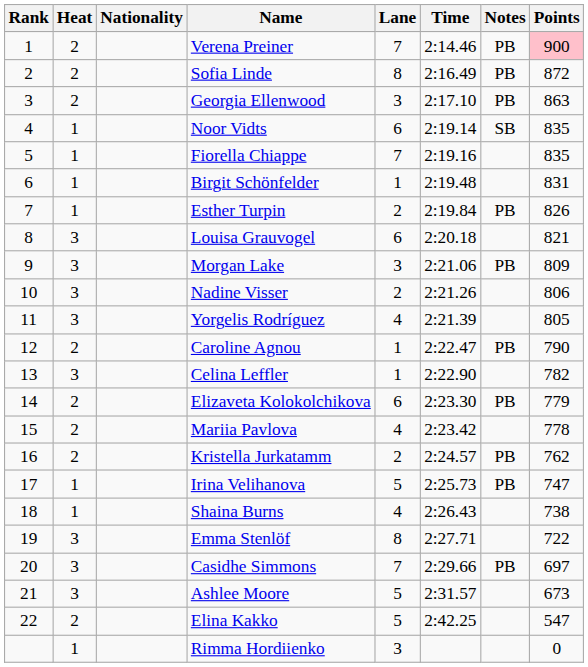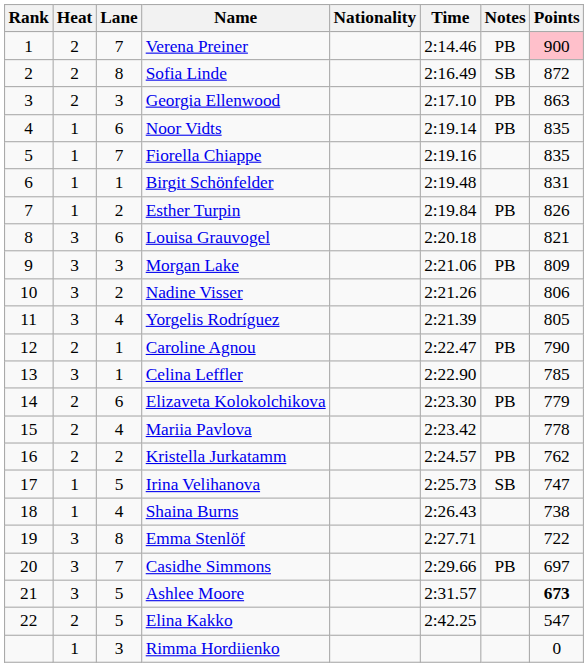columns swapped: (397, 18) <-> (142, 18)
(505, 73) PB -> (505, 73) SB
(505, 127) SB -> (505, 127) PB
(557, 374) 782 -> (557, 374) 785
(505, 484) PB -> (505, 484) SB
(557, 593) normal -> (557, 593) bold
